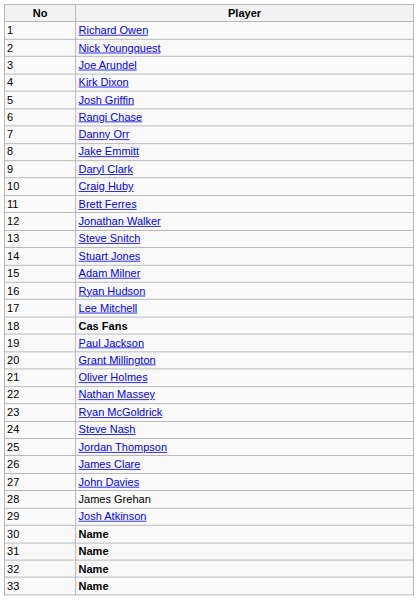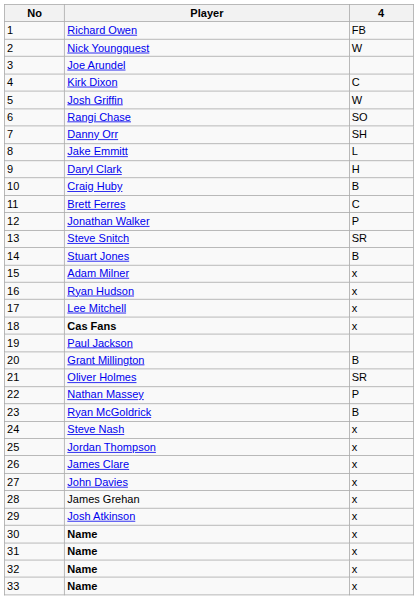+ column: (381, 13)
